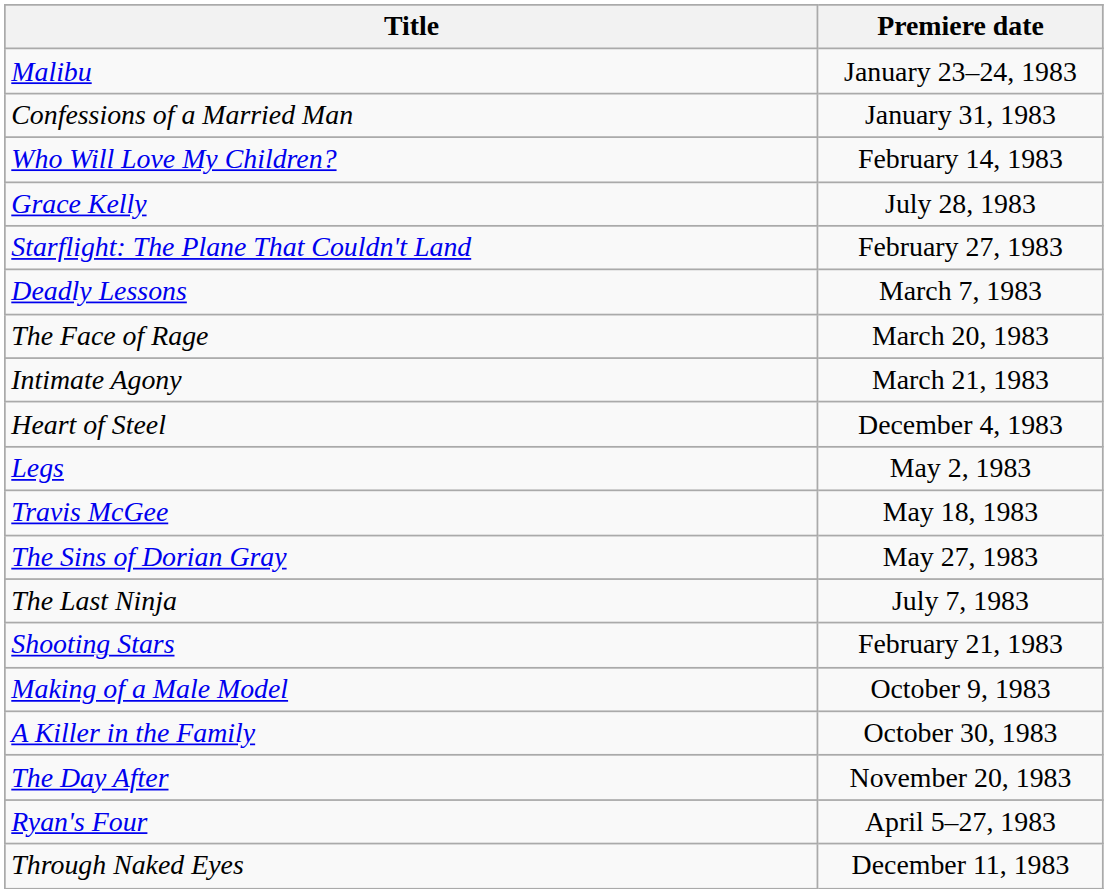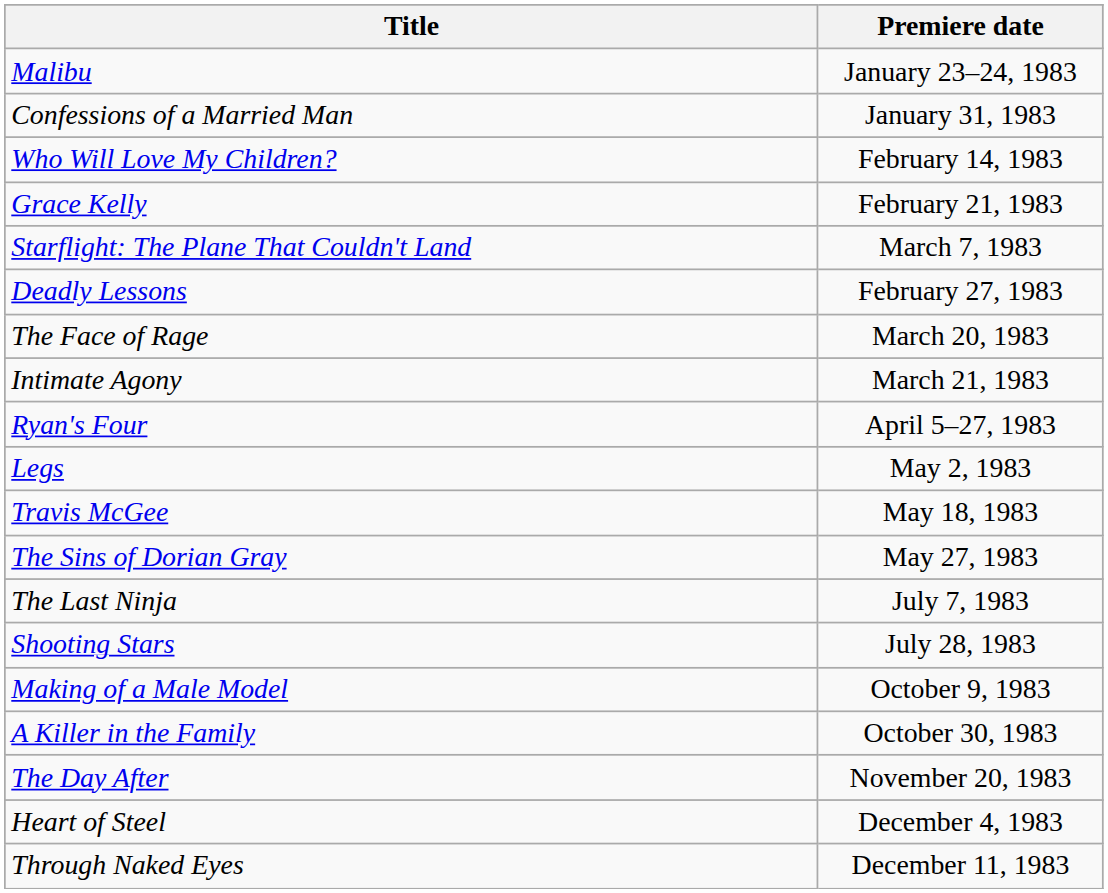(960, 203) July 28, 1983 -> (960, 203) February 21, 1983
(960, 247) February 27, 1983 -> (960, 247) March 7, 1983
(960, 291) March 7, 1983 -> (960, 291) February 27, 1983
rows swapped: (79, 821) <-> (89, 423)
(960, 644) February 21, 1983 -> (960, 644) July 28, 1983
